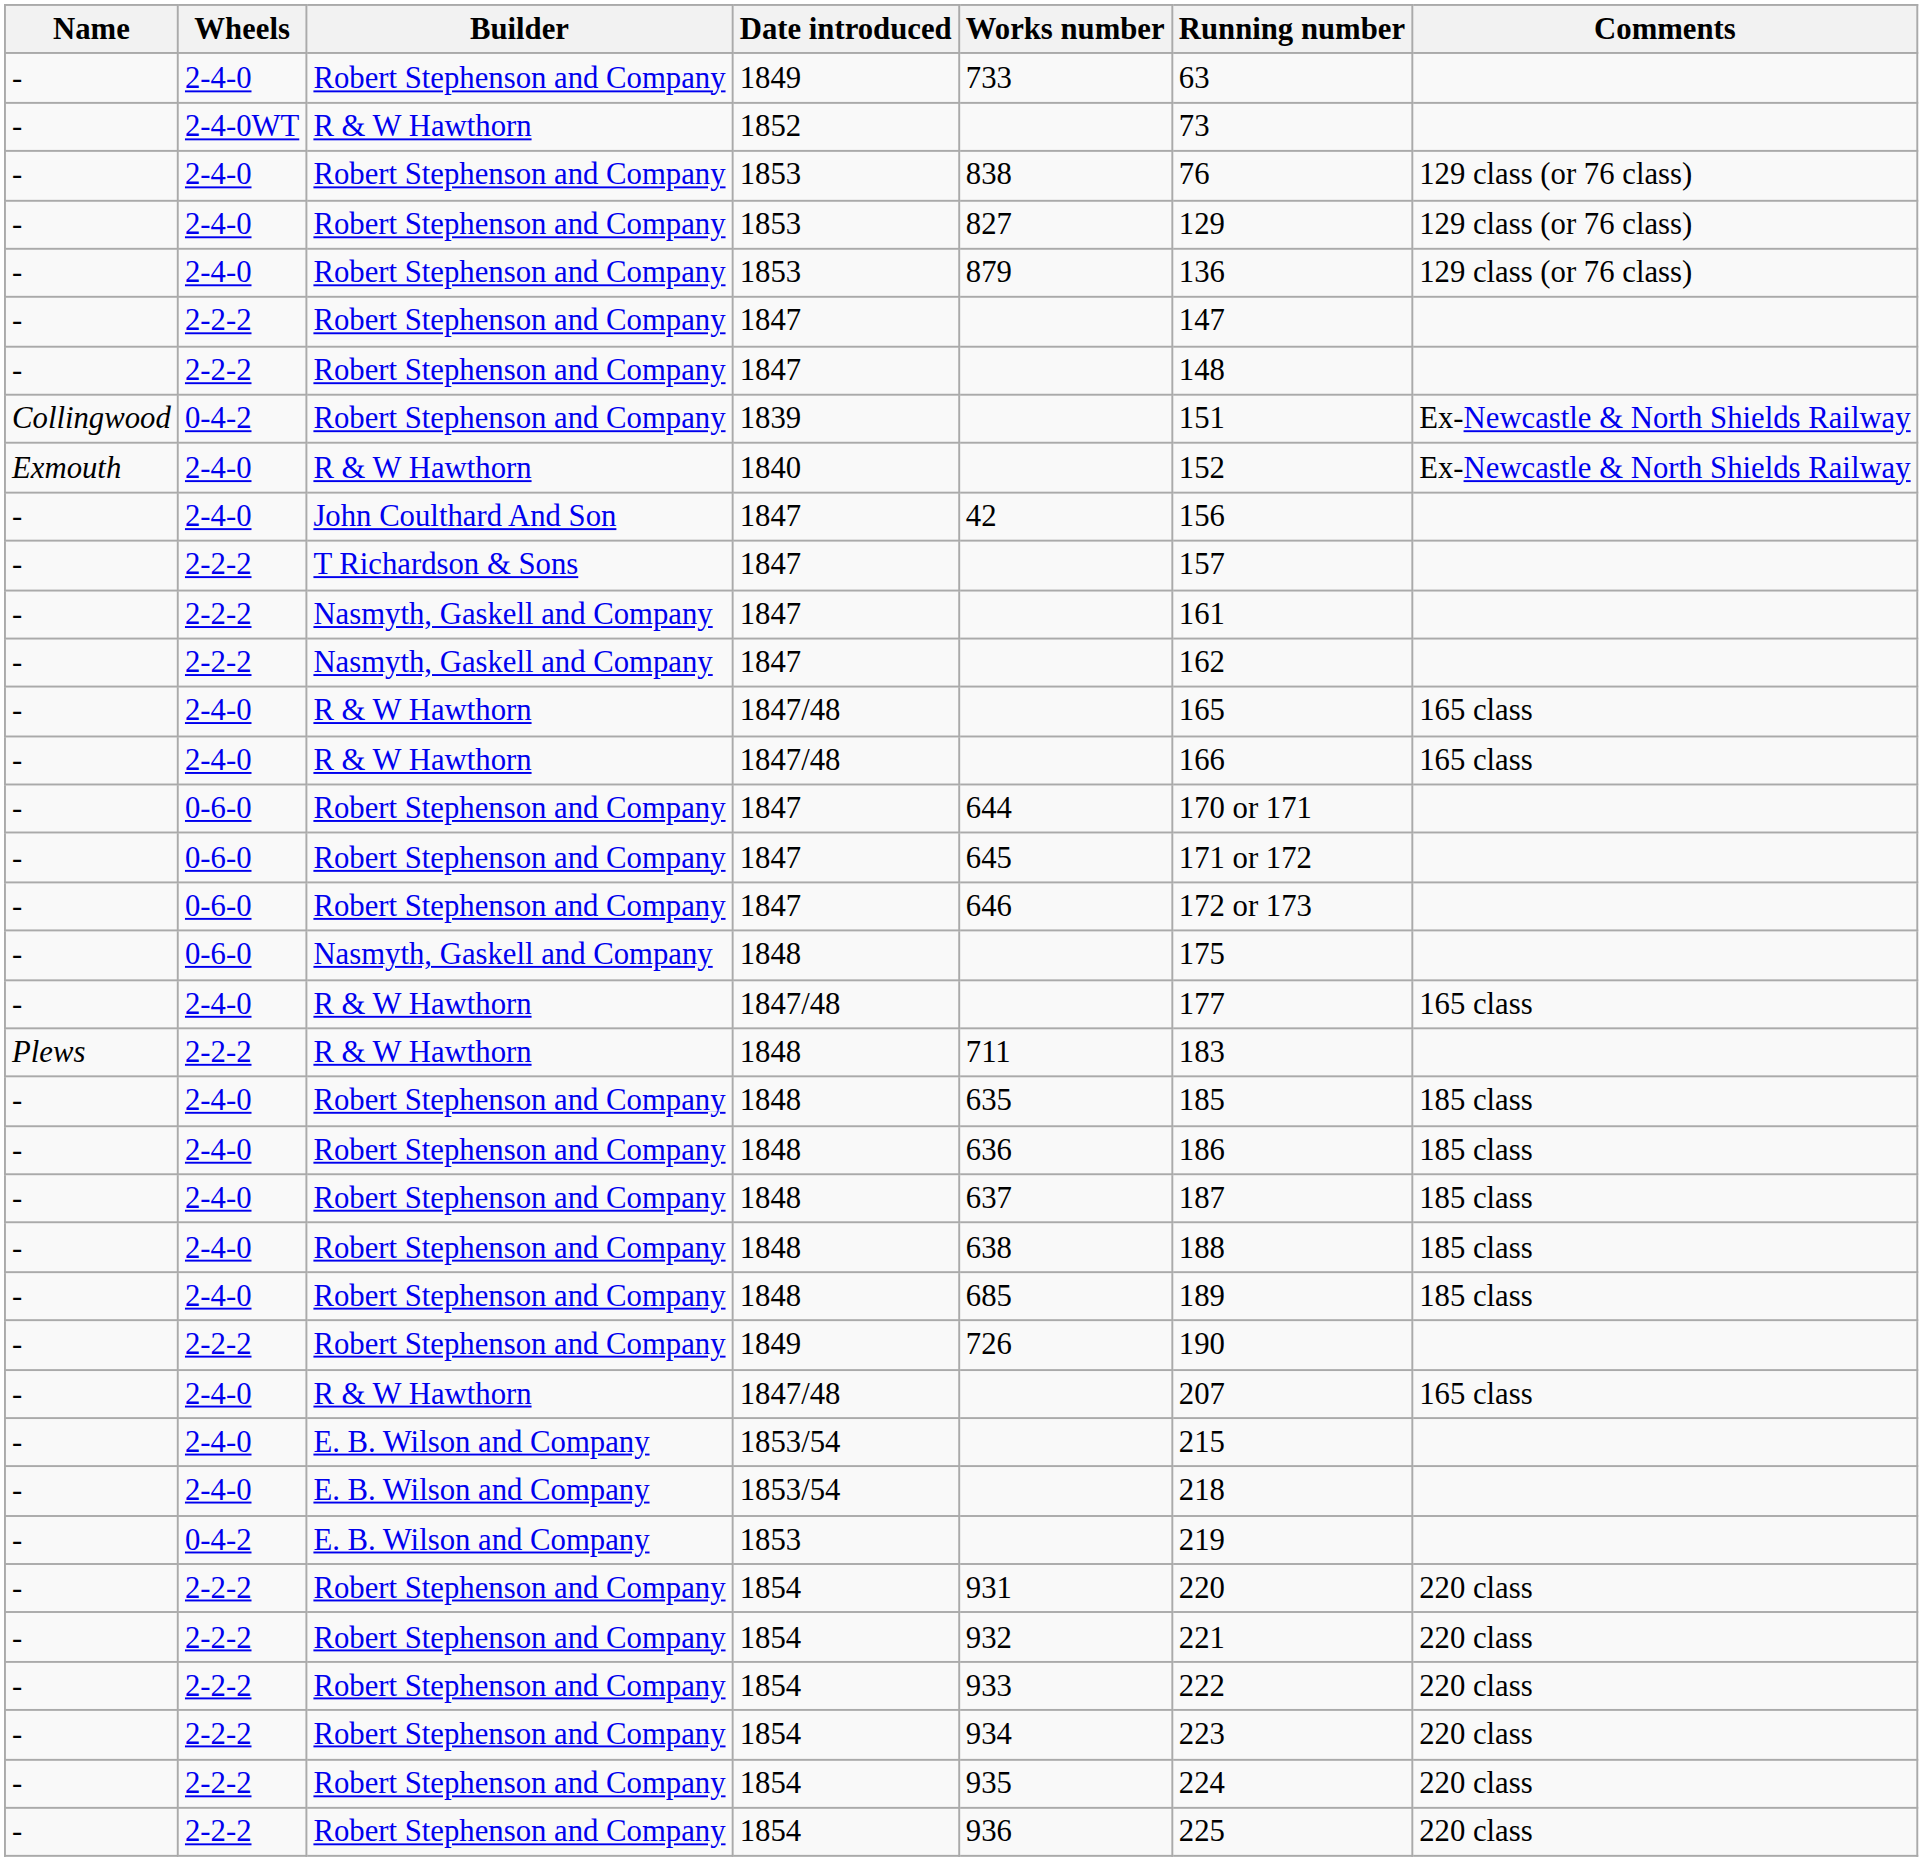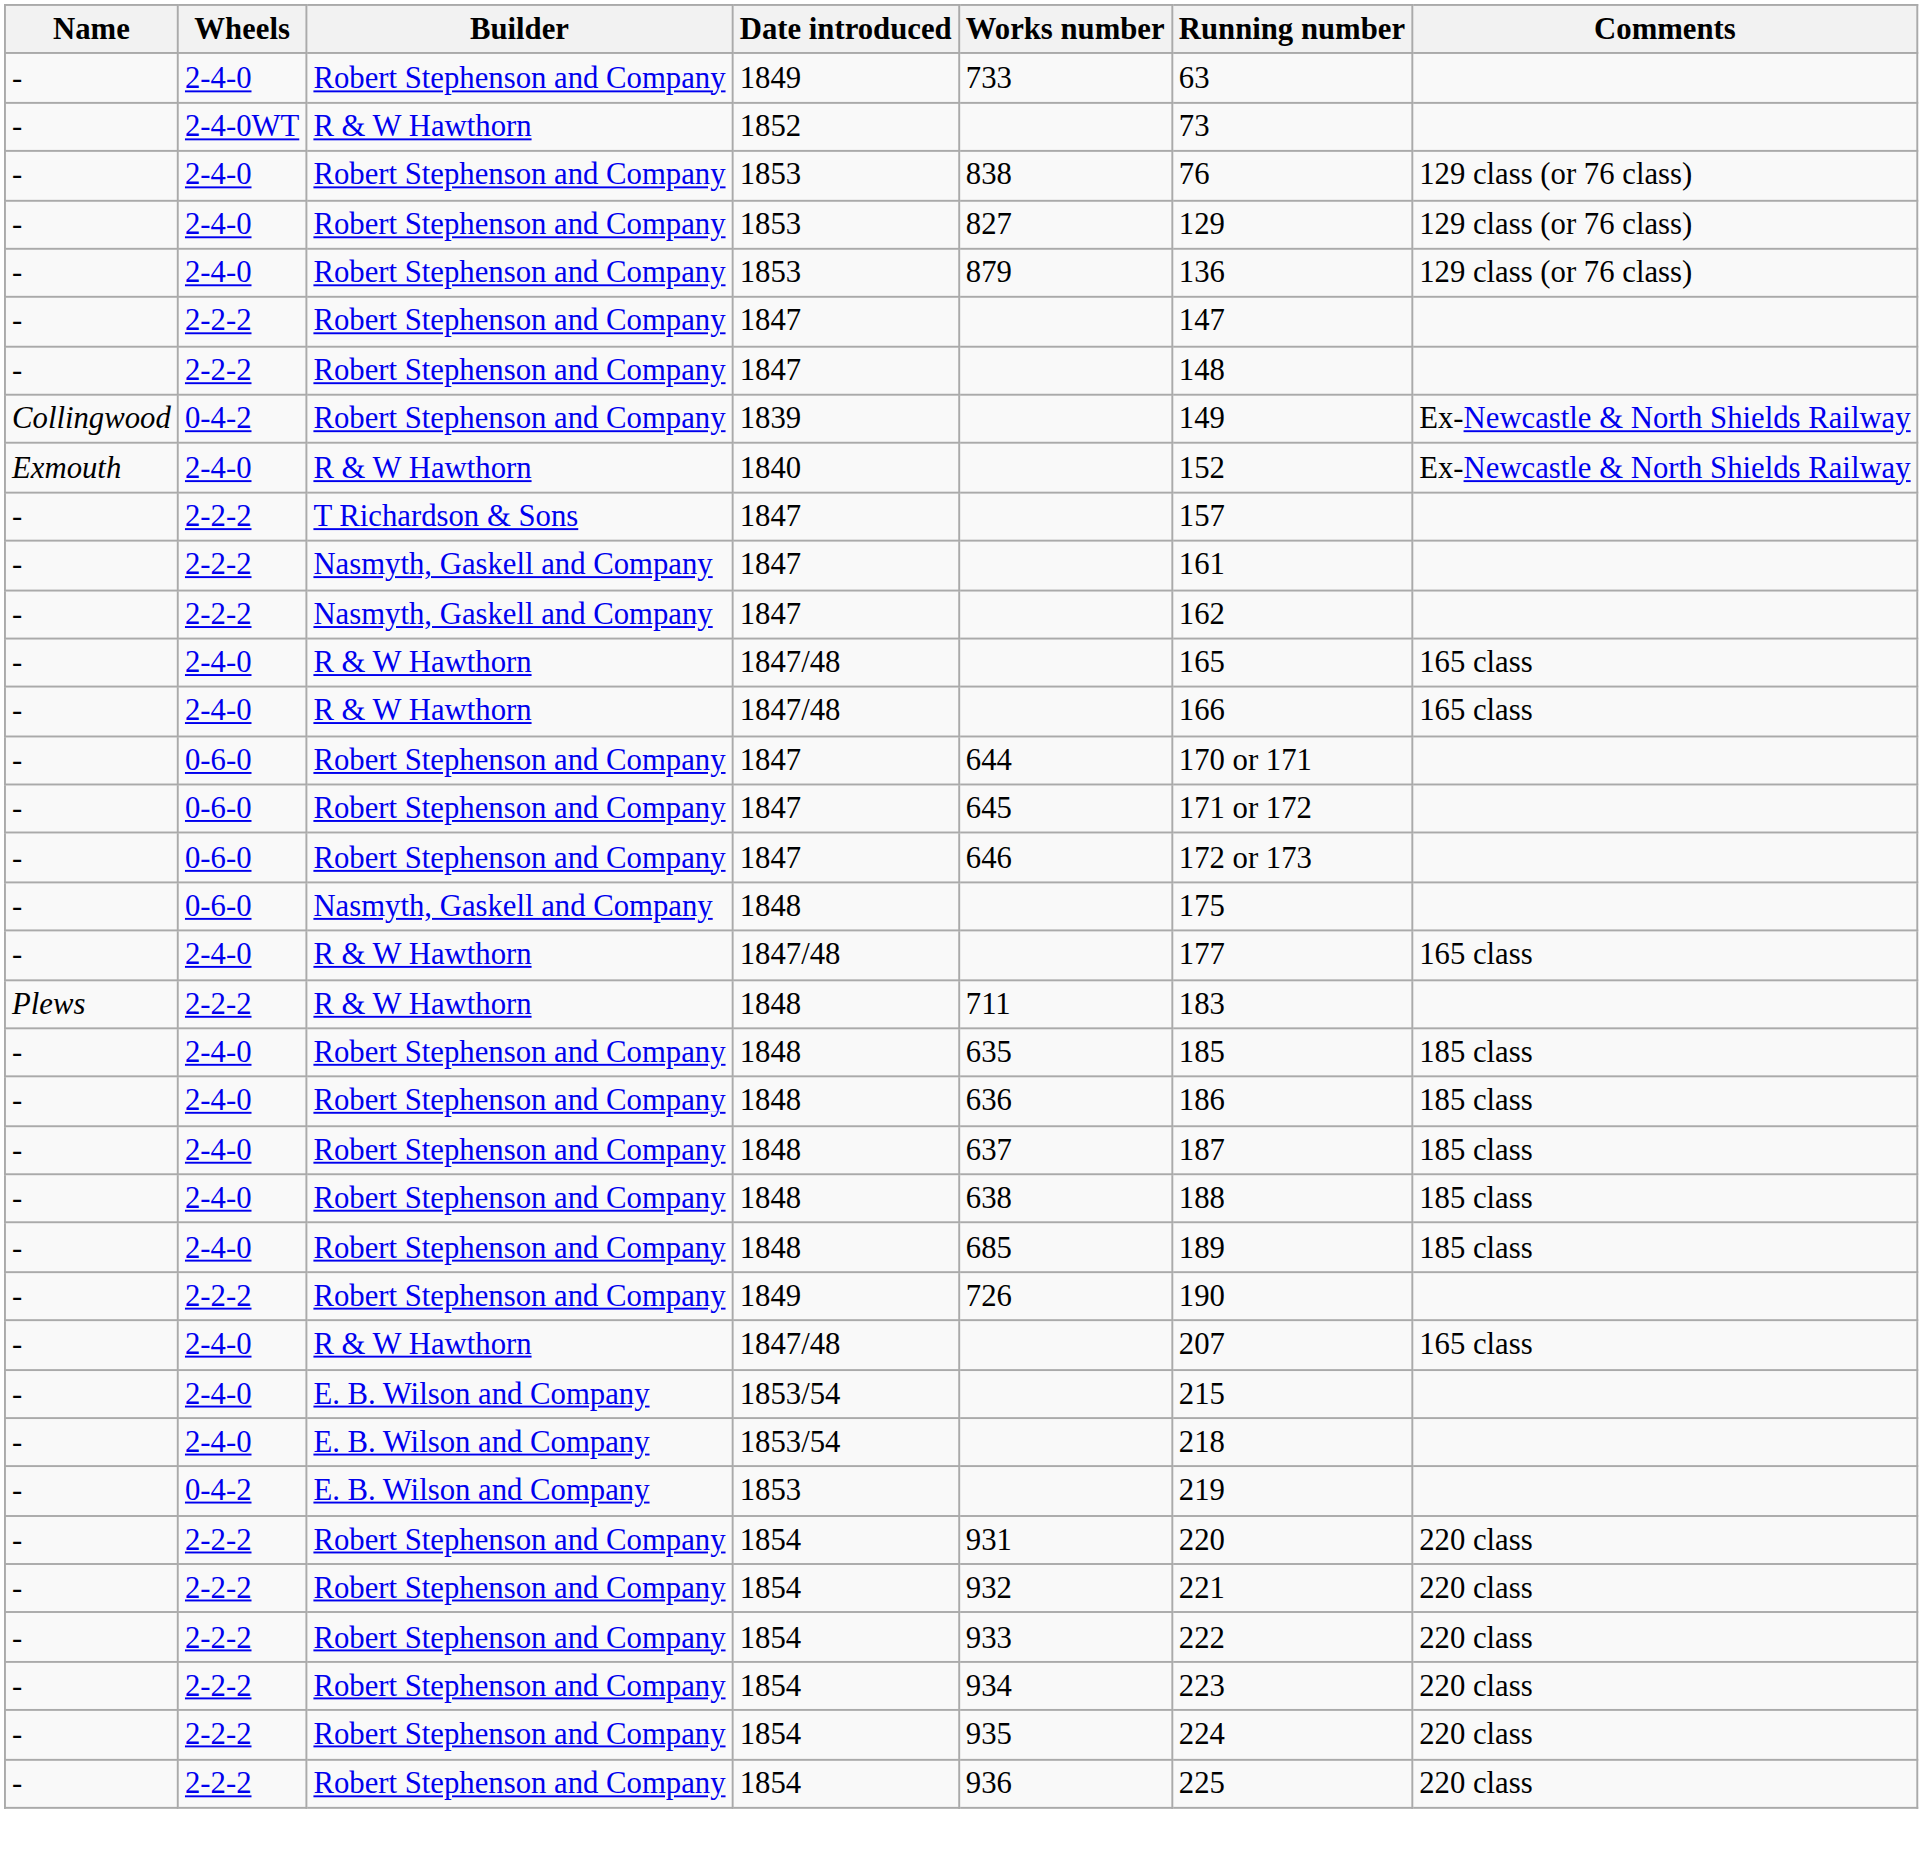(1202, 418) 151 -> (1202, 418) 149
- row: (465, 516)
